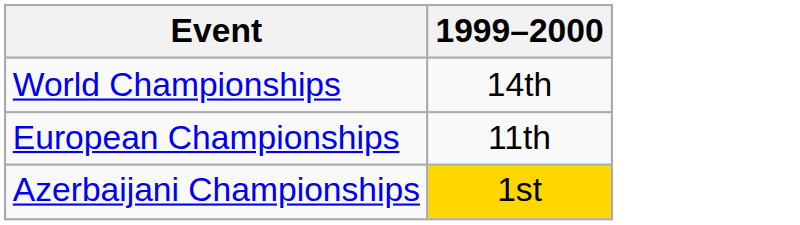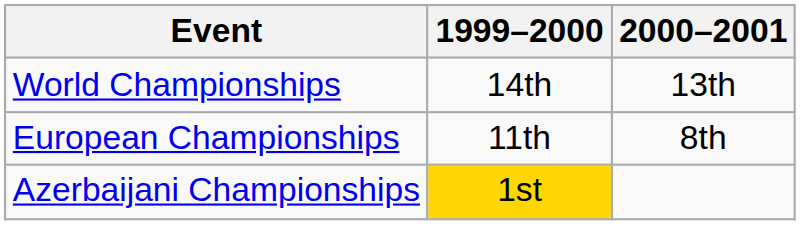+ column: (703, 31)
